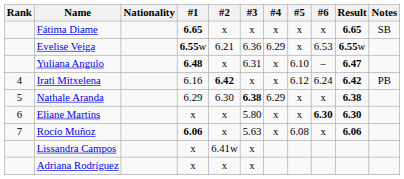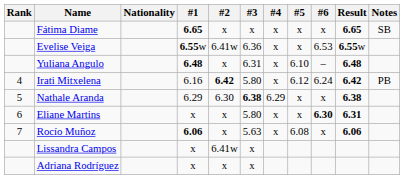(224, 47) 6.21 -> (224, 47) 6.41w
(276, 47) 6.29 -> (276, 47) x
(352, 64) 6.47 -> (352, 64) 6.48
(252, 81) x -> (252, 81) 5.80
(352, 115) 6.30 -> (352, 115) 6.31
